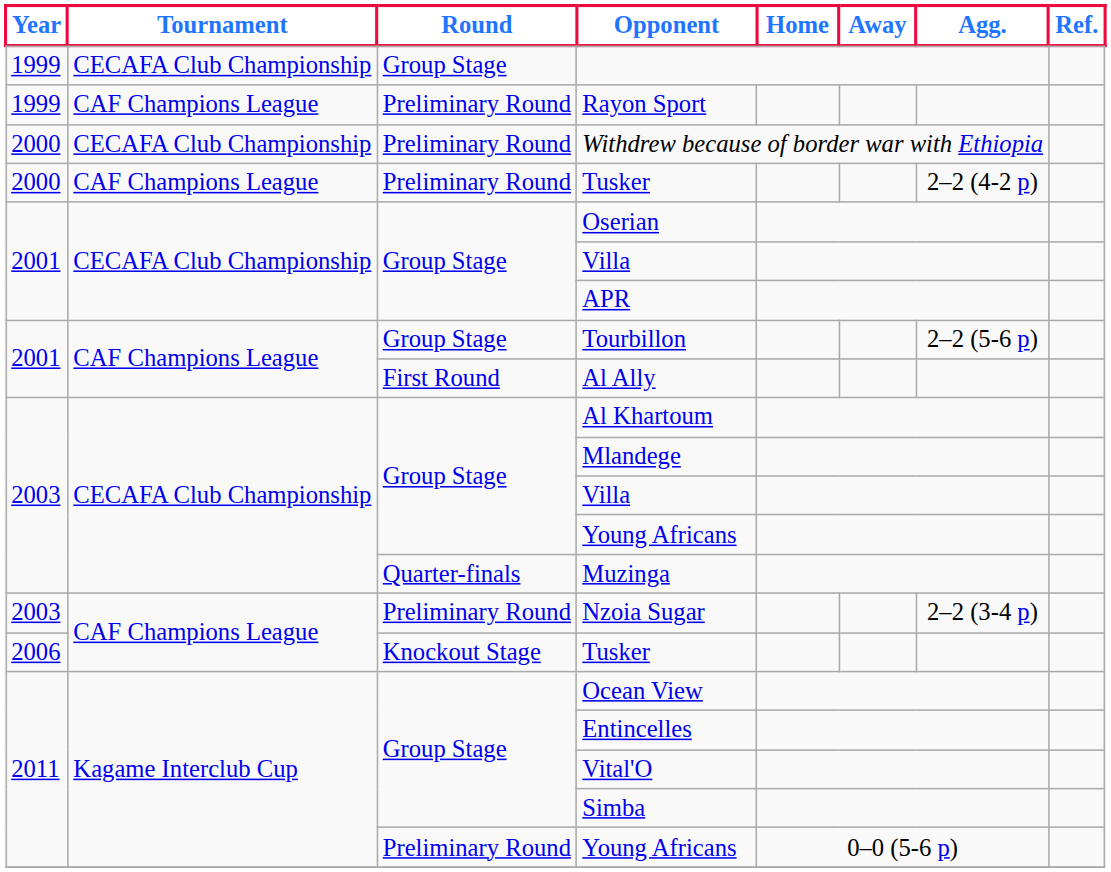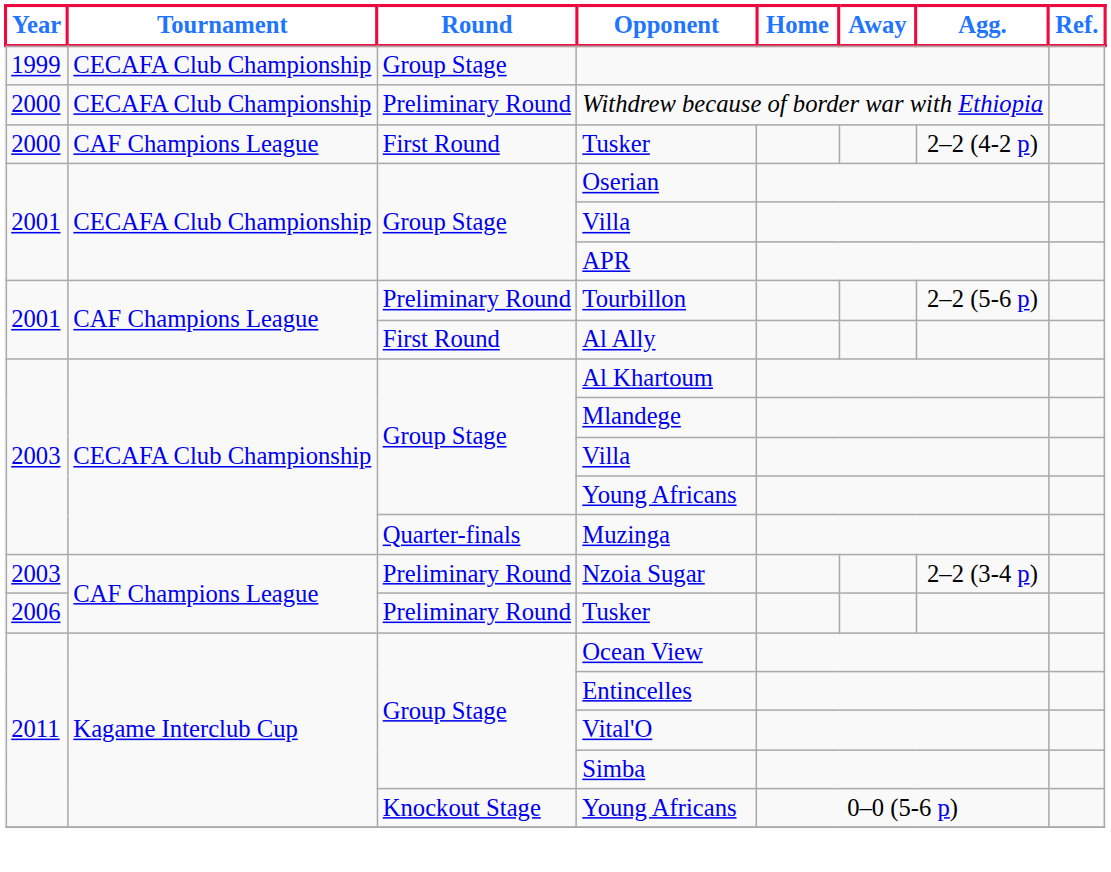- row: (36, 104)
(477, 182) Preliminary Round -> (441, 143) First Round
(445, 338) Group Stage -> (477, 299) Preliminary Round
(462, 651) Knockout Stage -> (477, 612) Preliminary Round
(477, 846) Preliminary Round -> (462, 807) Knockout Stage
